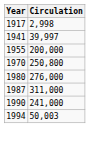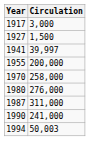(42, 24) 2,998 -> (42, 24) 3,000
+ row: (16, 37)
(46, 63) 250,800 -> (46, 77) 258,000
